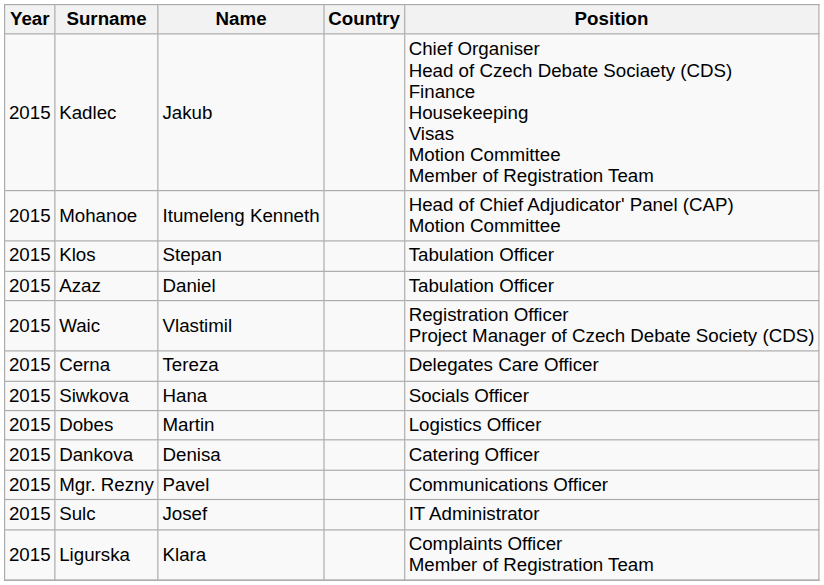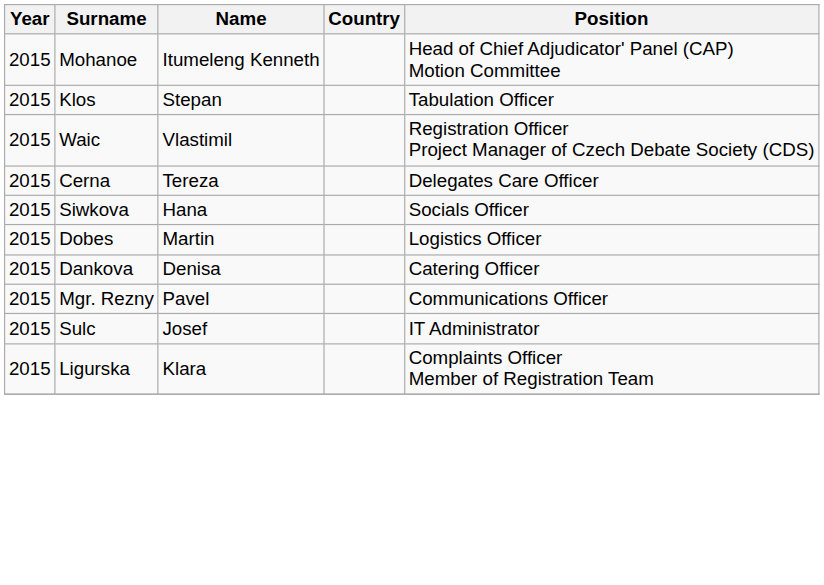- row: (88, 112)
- row: (80, 285)
